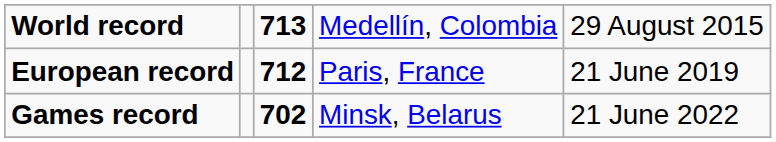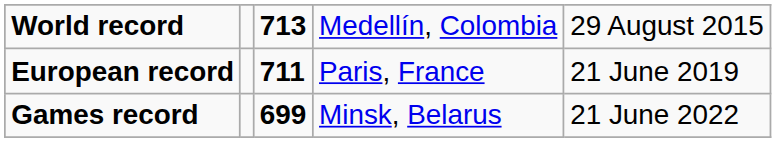(283, 70) 712 -> (282, 70) 711
(283, 114) 702 -> (283, 114) 699
